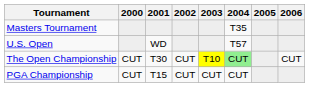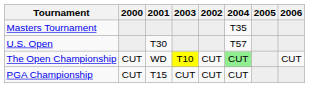columns swapped: (185, 12) <-> (212, 12)
(159, 44) WD -> (159, 44) T30
(159, 59) T30 -> (159, 59) WD
